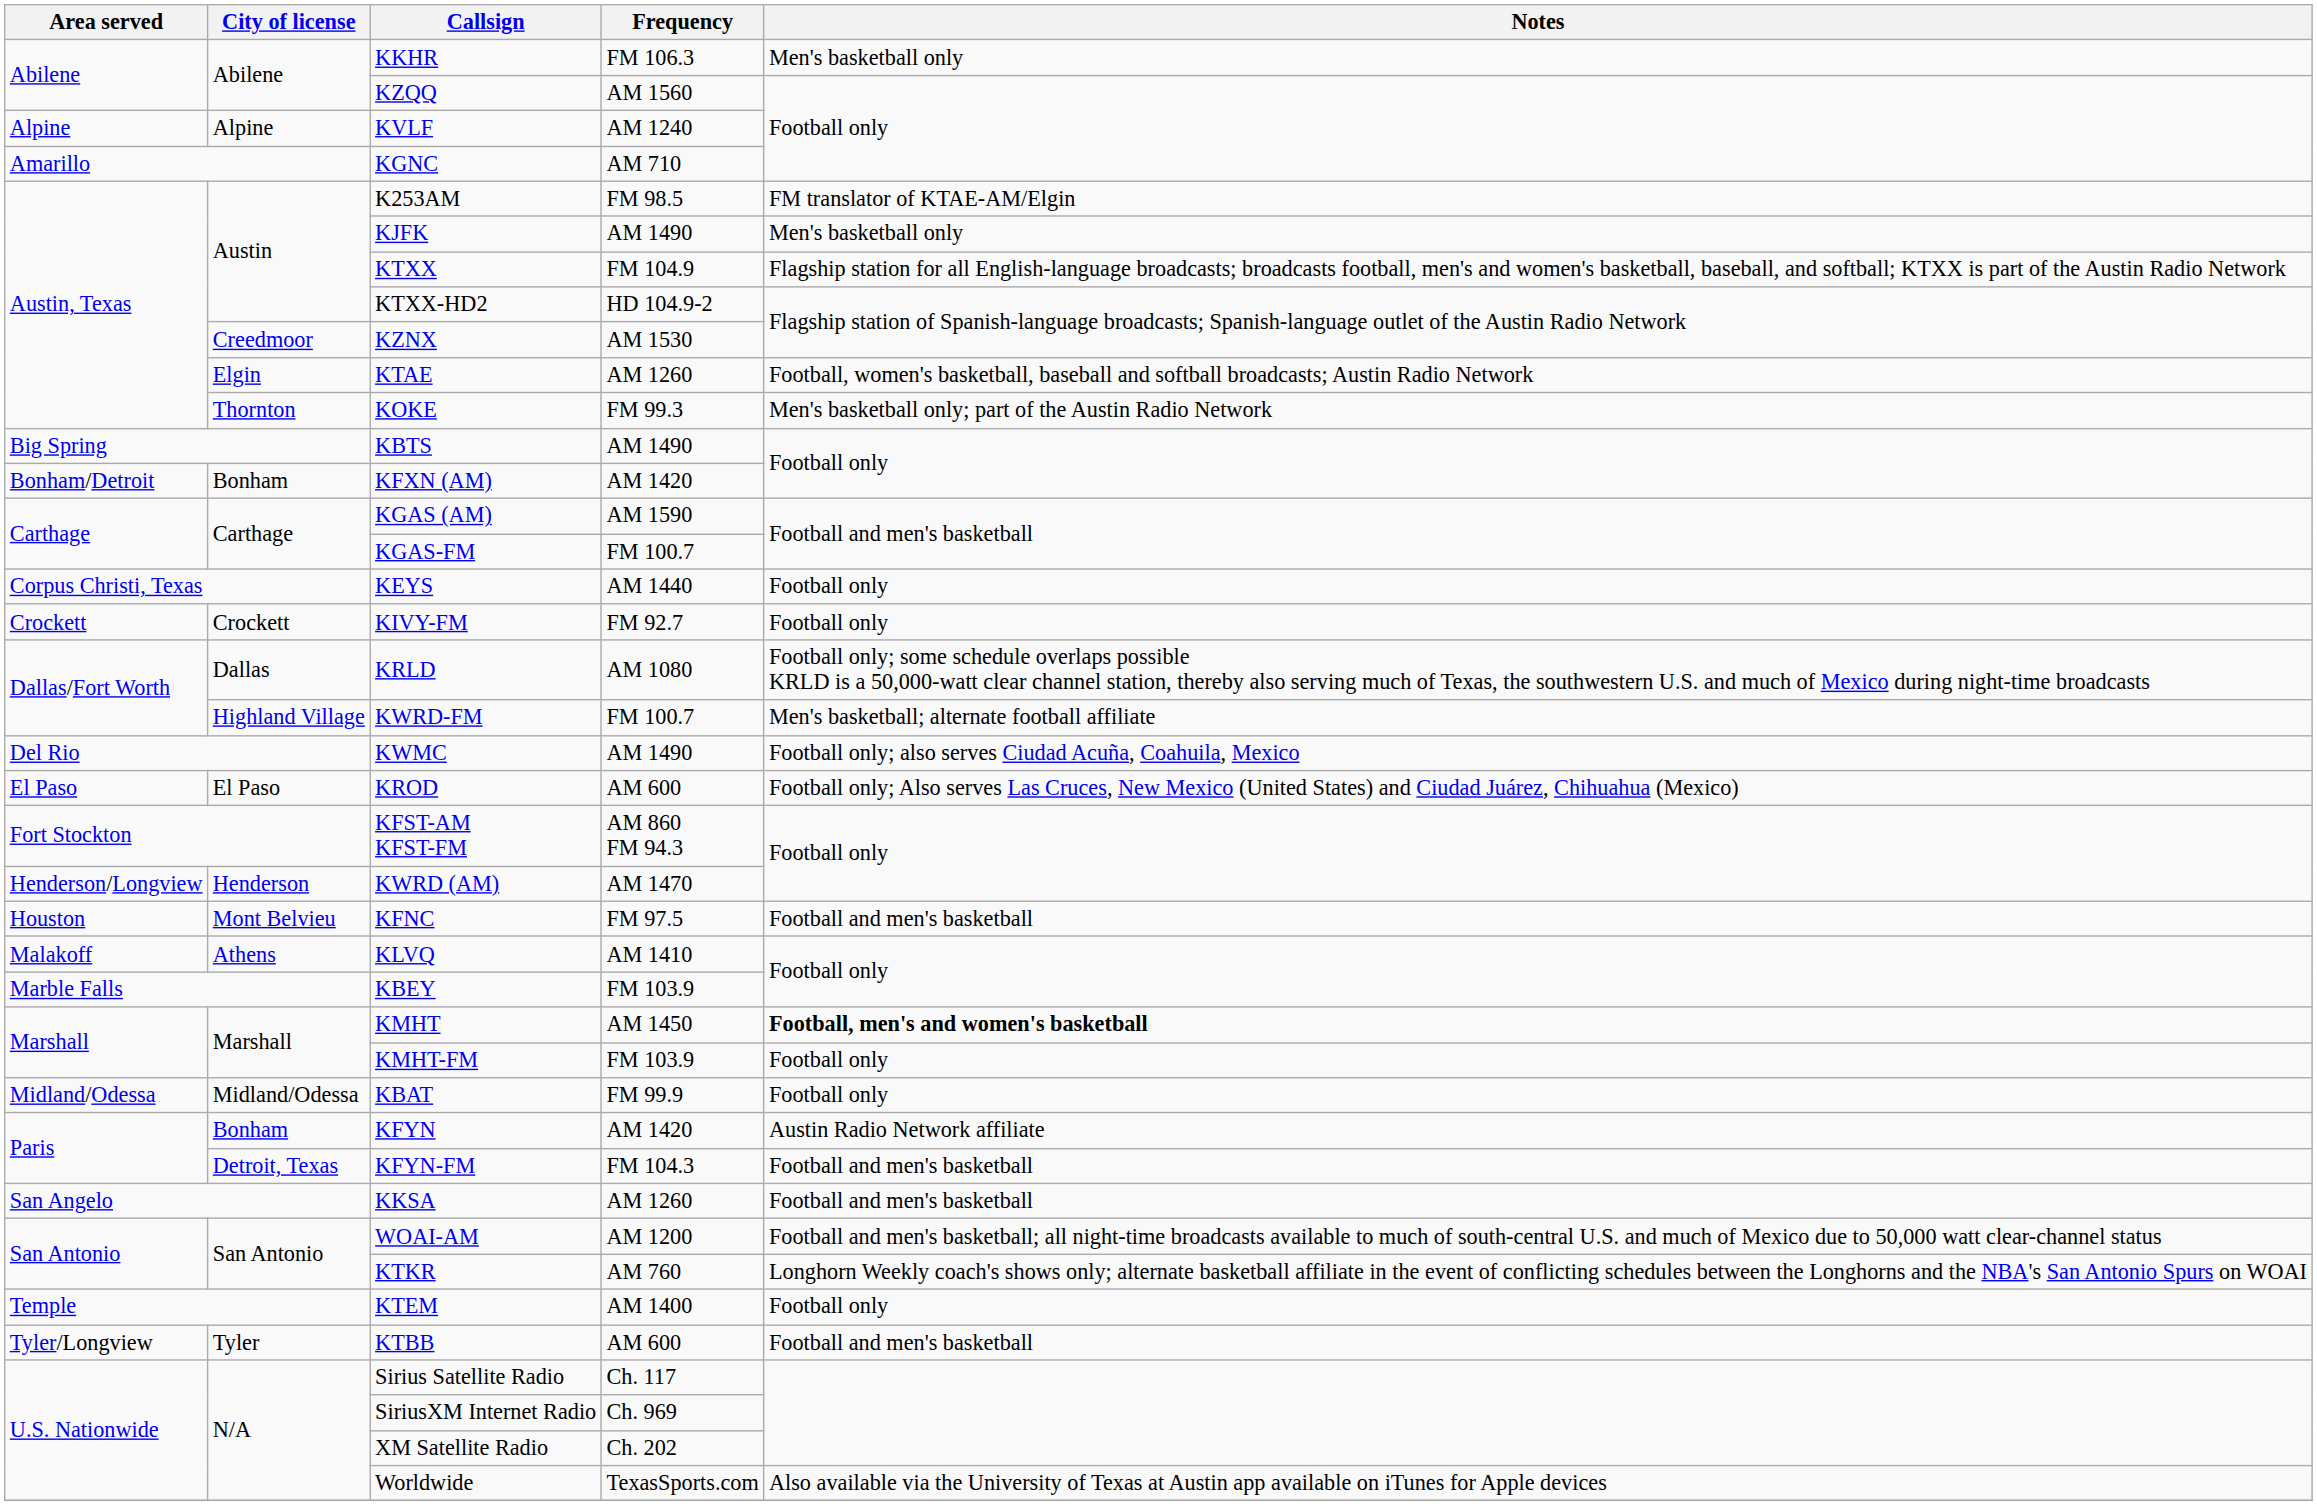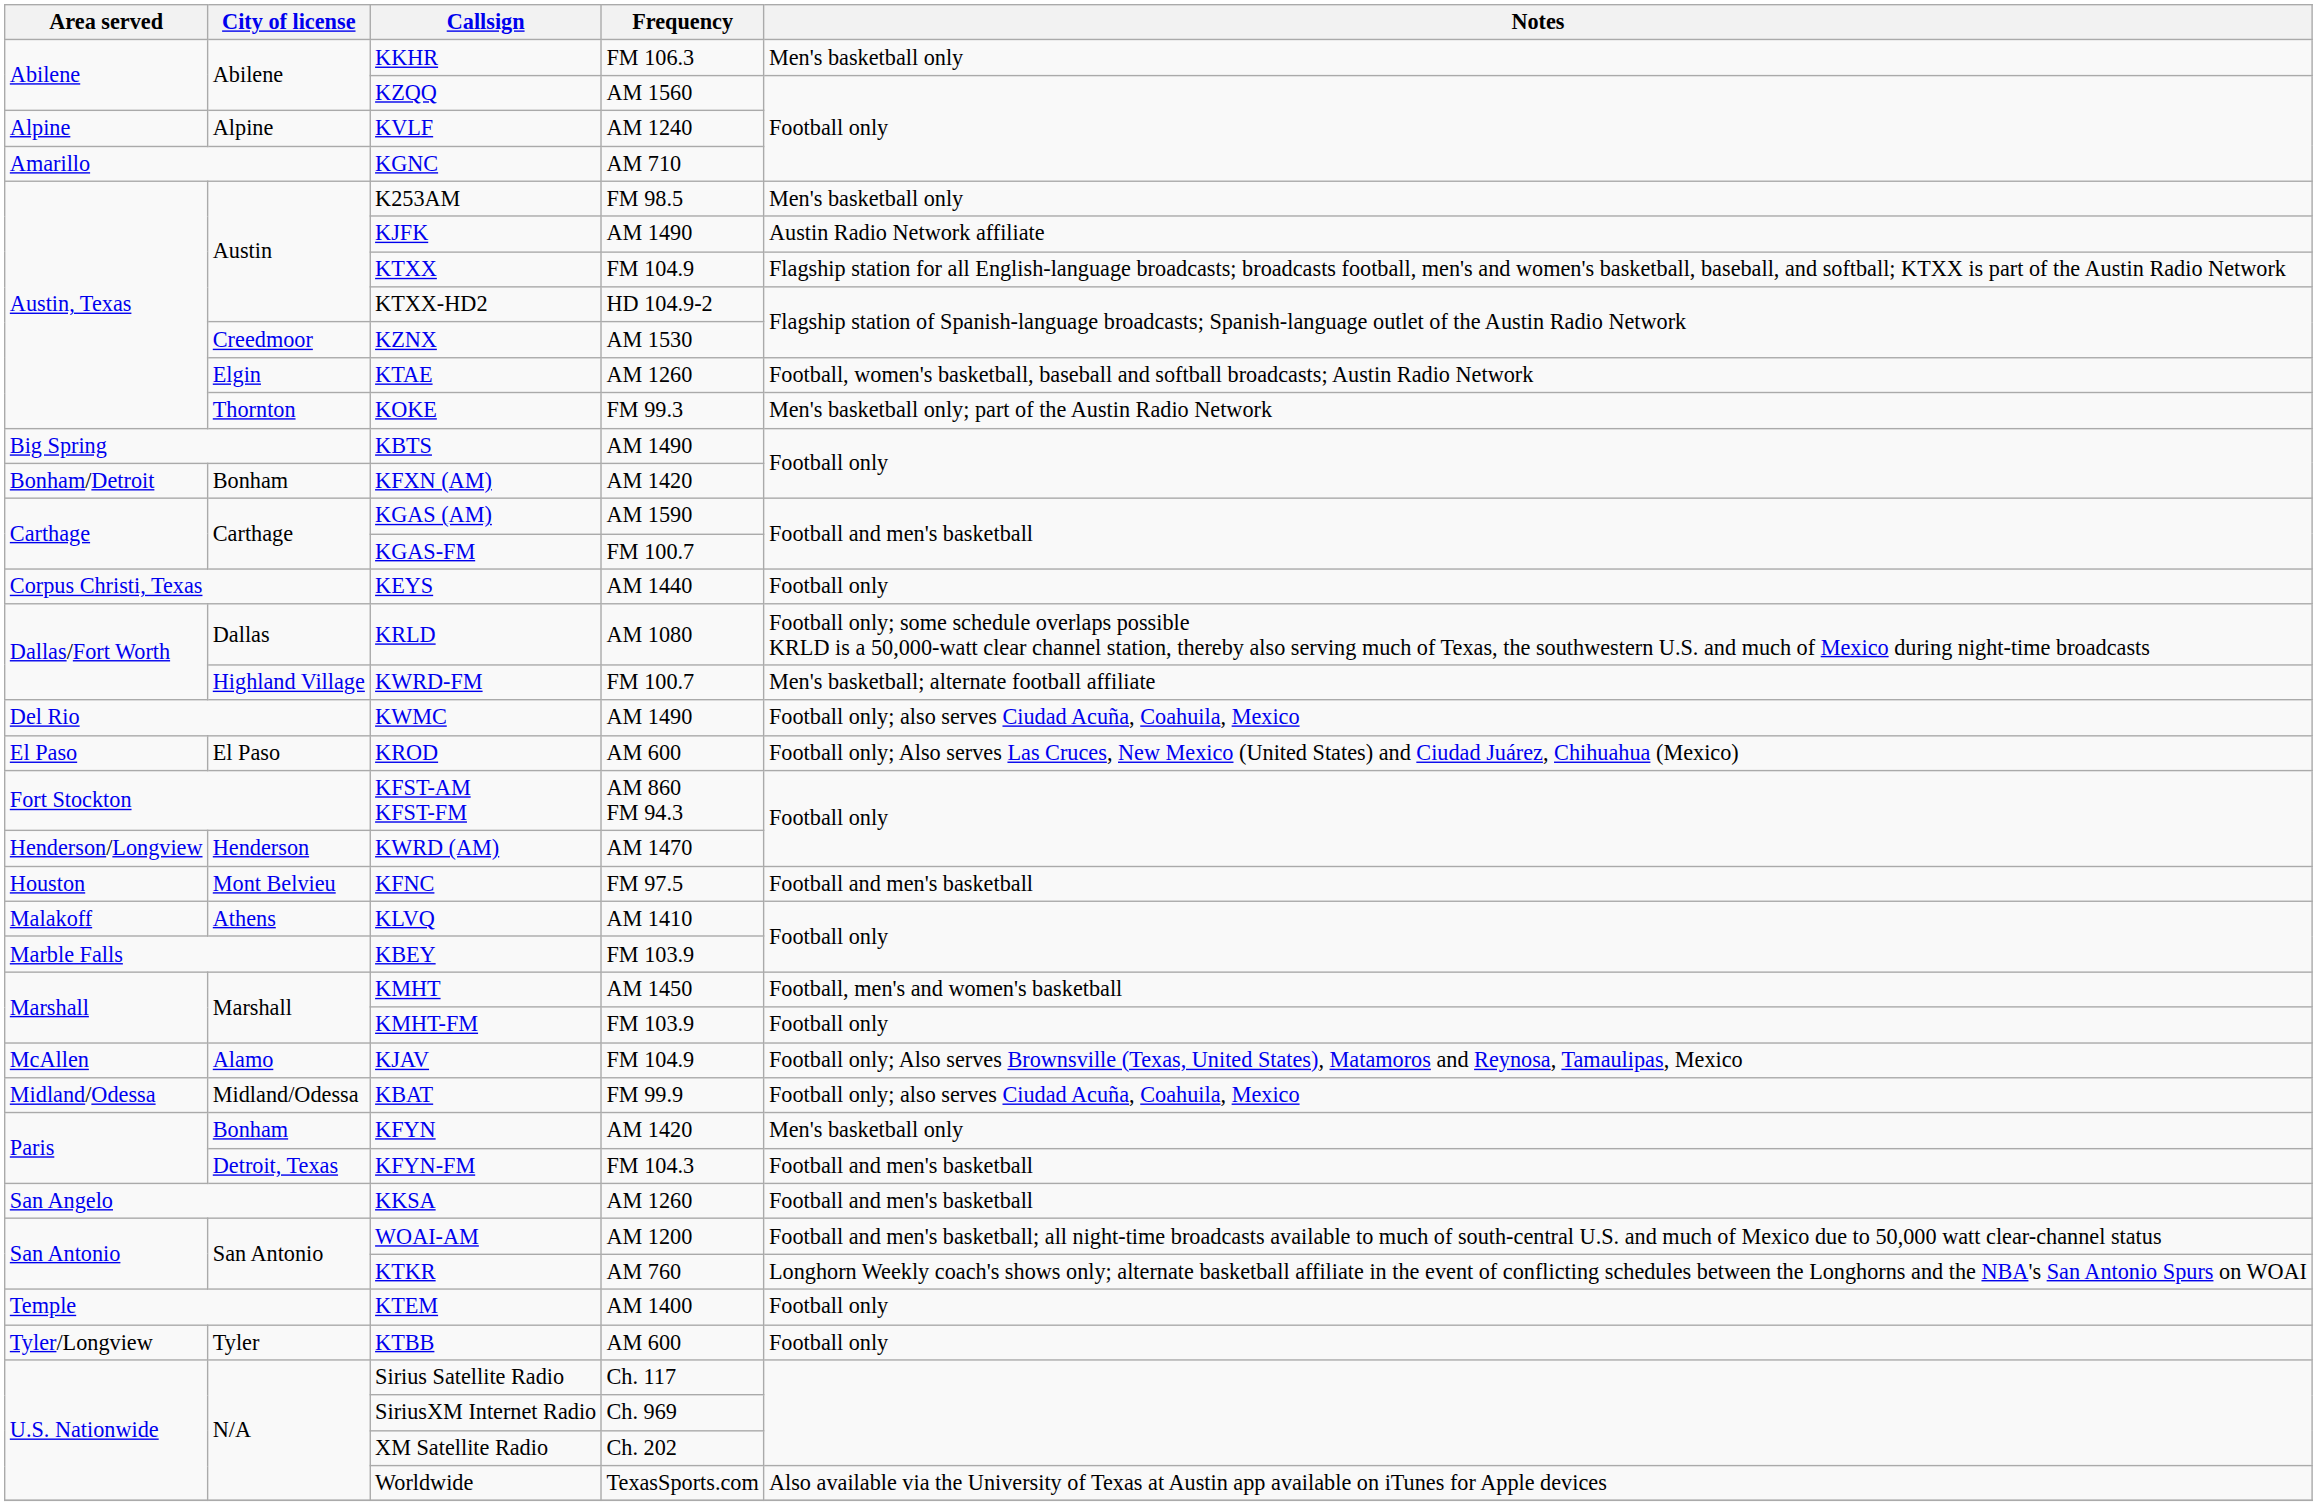(922, 198) FM translator of KTAE-AM/Elgin -> (866, 198) Men's basketball only
(866, 233) Men's basketball only -> (907, 233) Austin Radio Network affiliate
- row: (421, 621)
(958, 1024) bold -> (946, 989) normal
+ row: (402, 1059)
(829, 1095) Football only -> (1034, 1095) Football only; also serves Ciudad Acuña, Coahuila, Mexico
(907, 1130) Austin Radio Network affiliate -> (866, 1130) Men's basketball only
(901, 1341) Football and men's basketball -> (829, 1341) Football only
